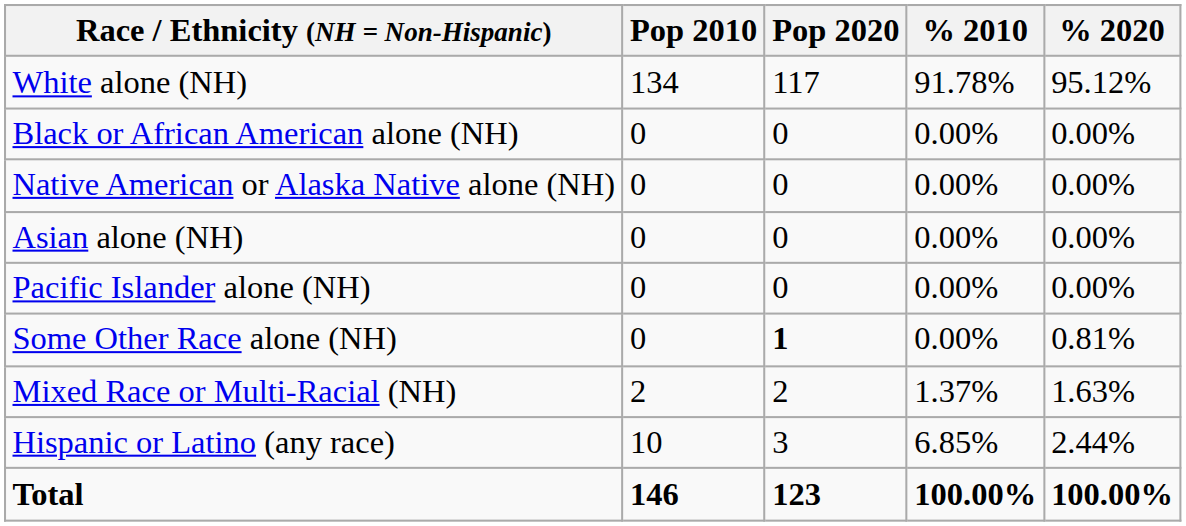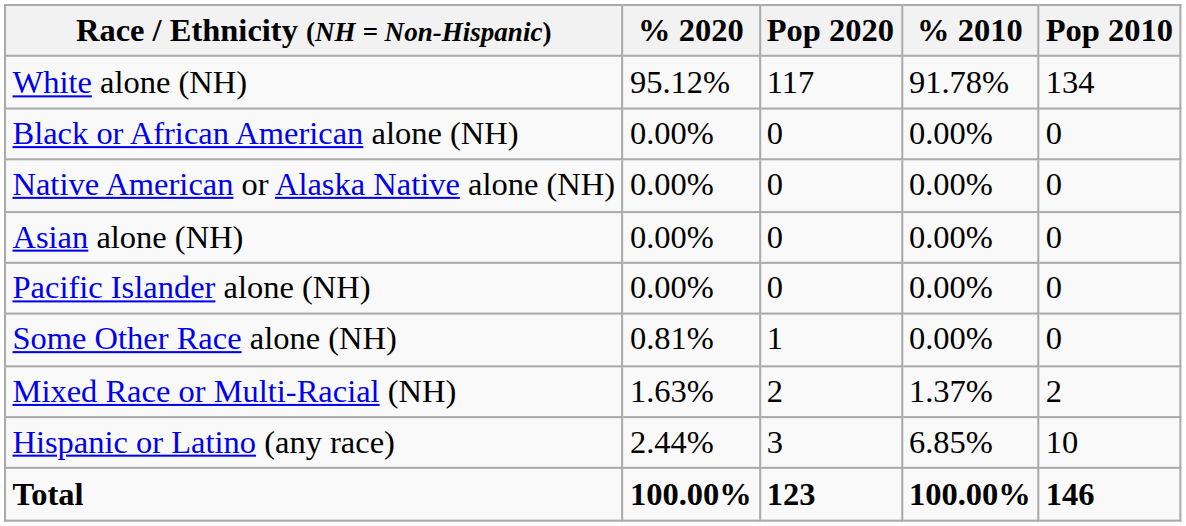columns swapped: (694, 30) <-> (1112, 30)
(780, 339) bold -> (775, 339) normal
